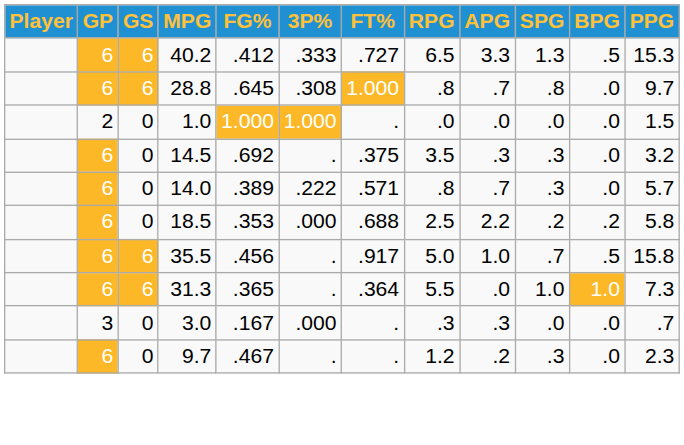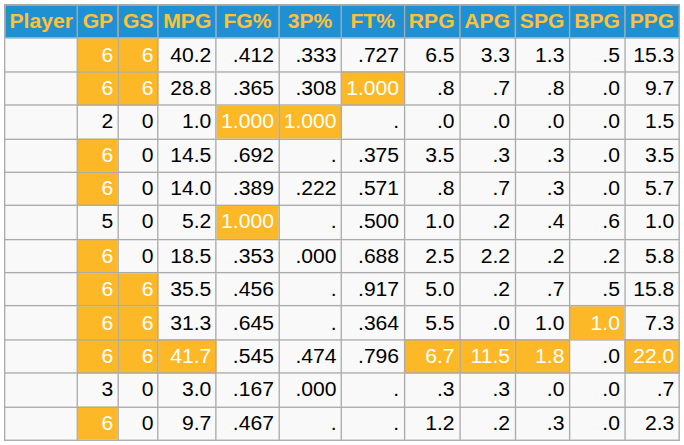(253, 88) .645 -> (253, 88) .365
(660, 155) 3.2 -> (660, 155) 3.5
+ row: (197, 222)
(495, 255) 1.0 -> (501, 289) .2
(253, 289) .365 -> (253, 322) .645
+ row: (191, 356)
